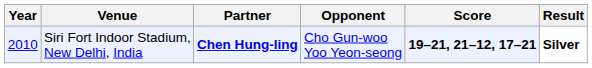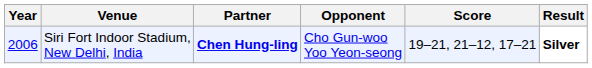(23, 44) 2010 -> (23, 44) 2006
(472, 44) bold -> (472, 44) normal
